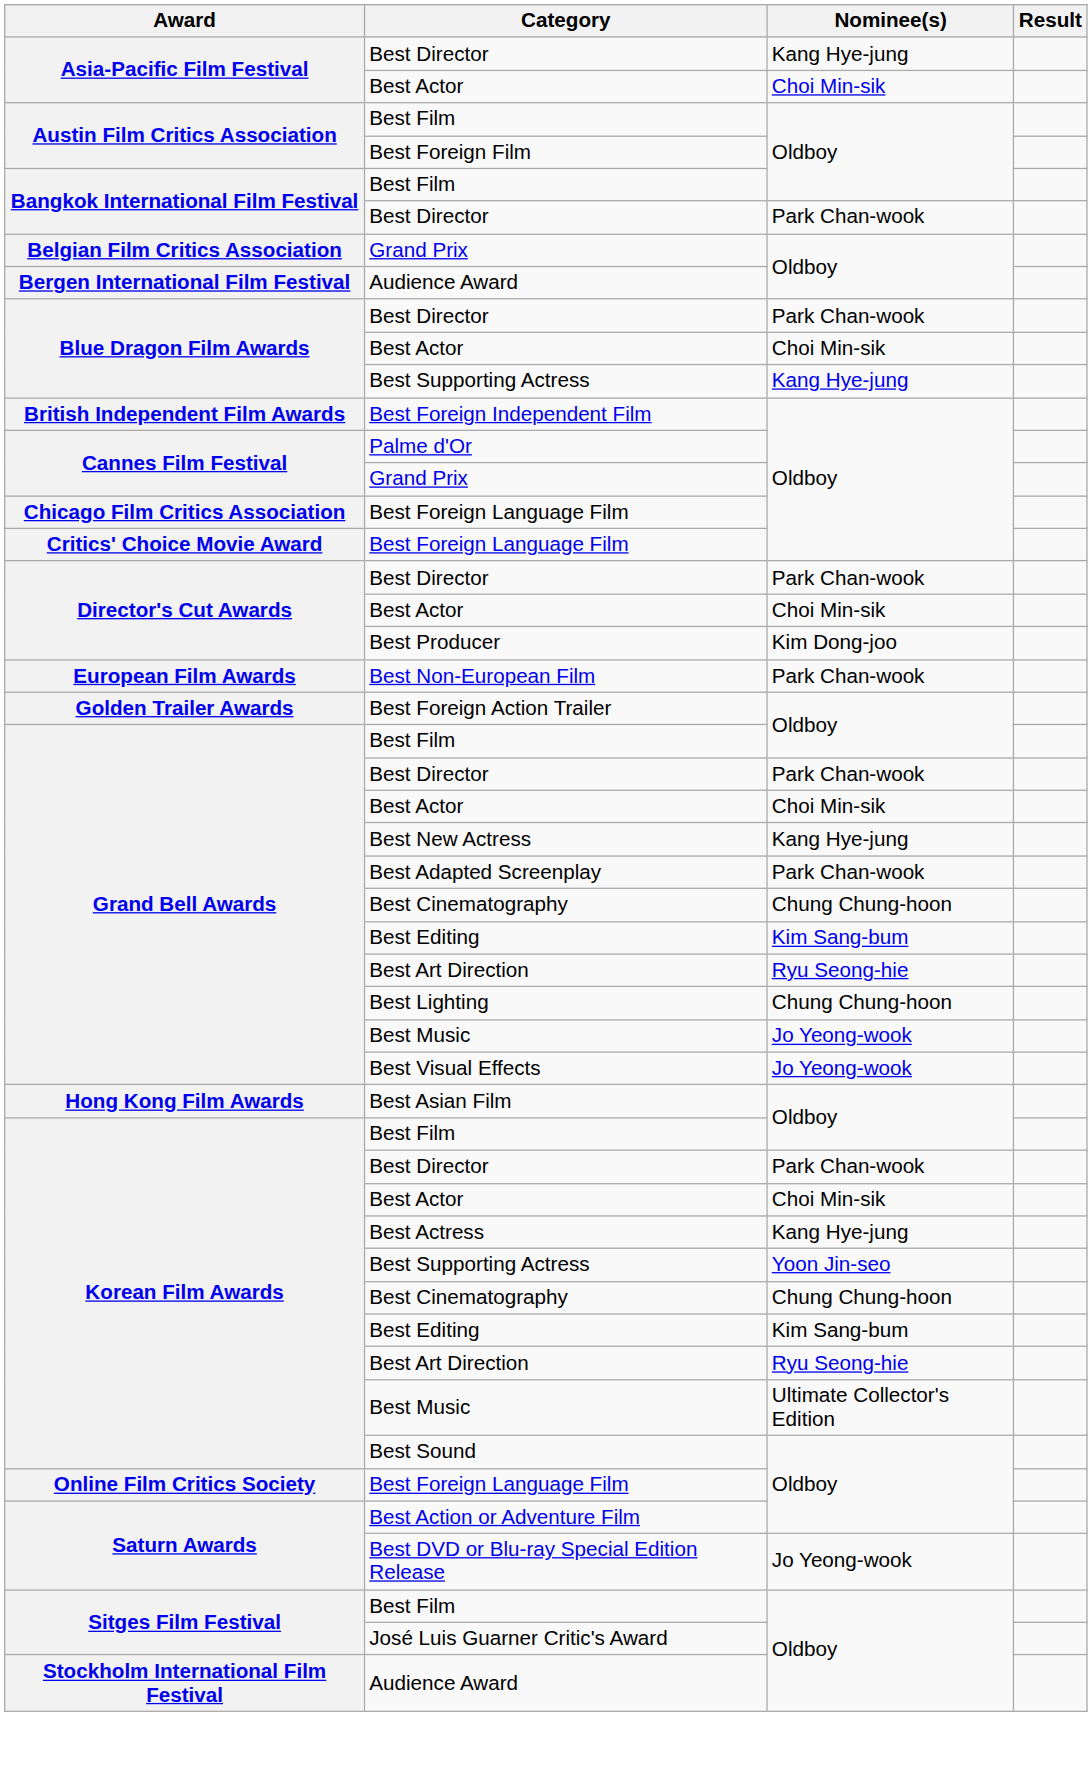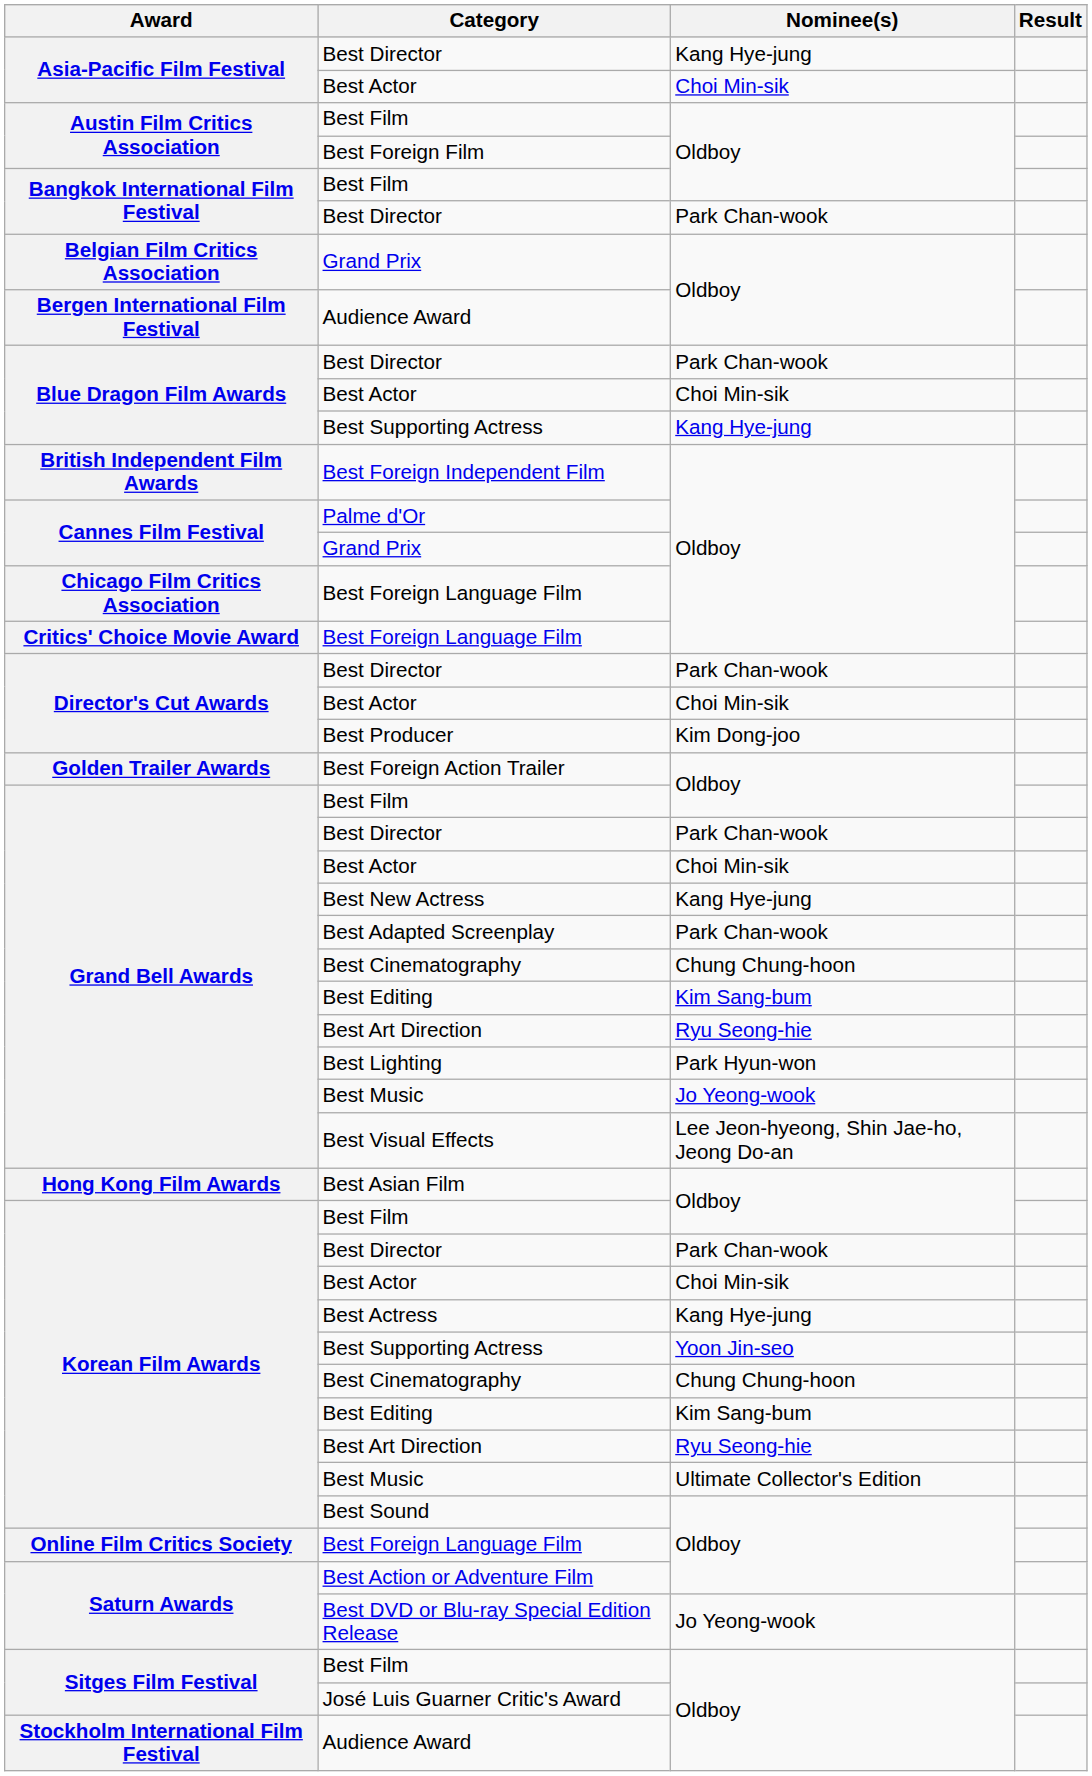- row: (185, 675)
(862, 1002) Chung Chung-hoon -> (746, 1063) Park Hyun-won
(842, 1068) Jo Yeong-wook -> (819, 1140) Lee Jeon-hyeong, Shin Jae-ho, Jeong Do-an
